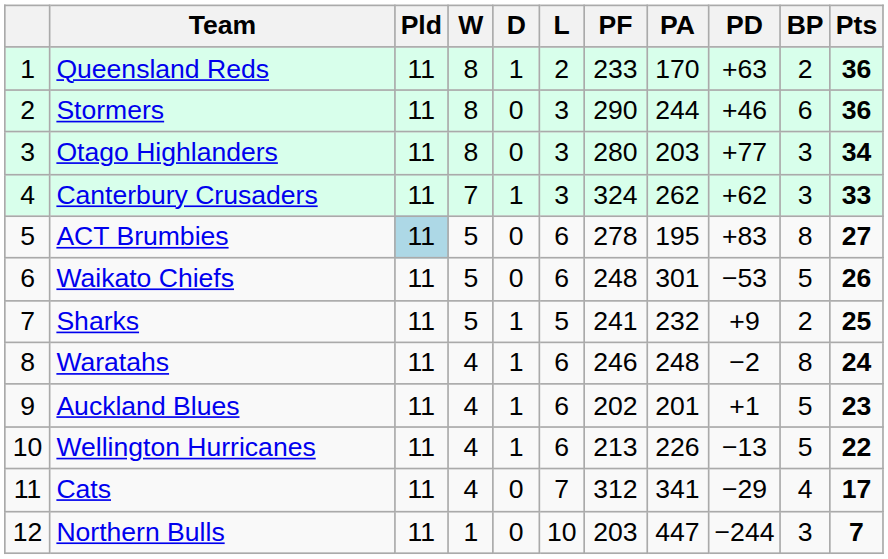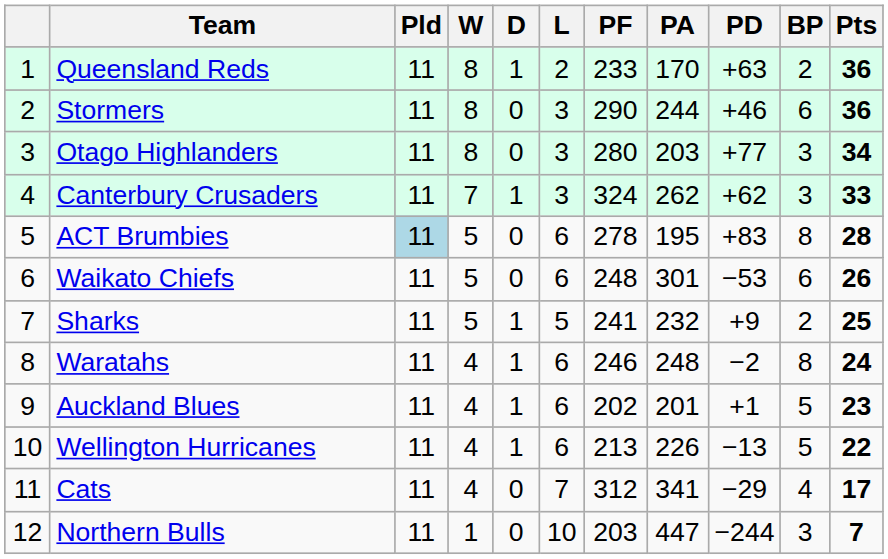(857, 236) 27 -> (857, 236) 28
(805, 278) 5 -> (805, 278) 6
